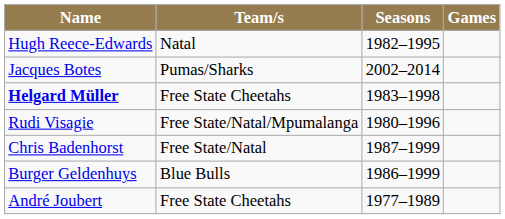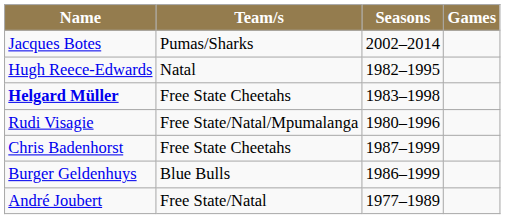rows swapped: (80, 43) <-> (55, 69)
(213, 148) Free State/Natal -> (226, 148) Free State Cheetahs
(226, 200) Free State Cheetahs -> (213, 200) Free State/Natal
